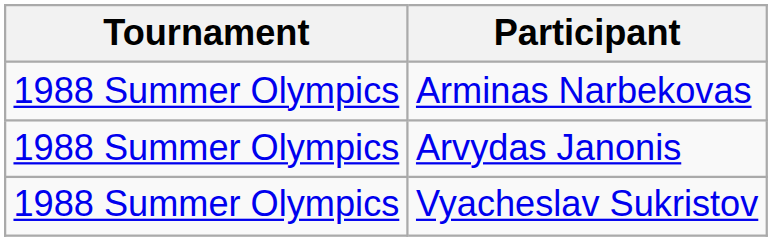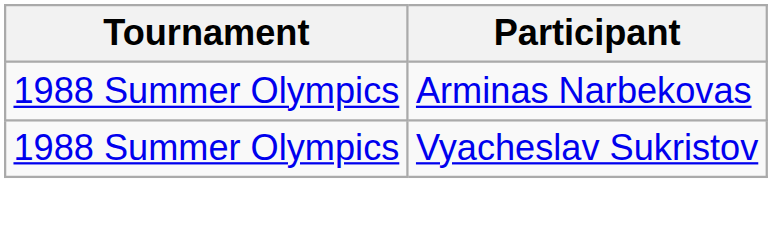- row: (549, 147)
